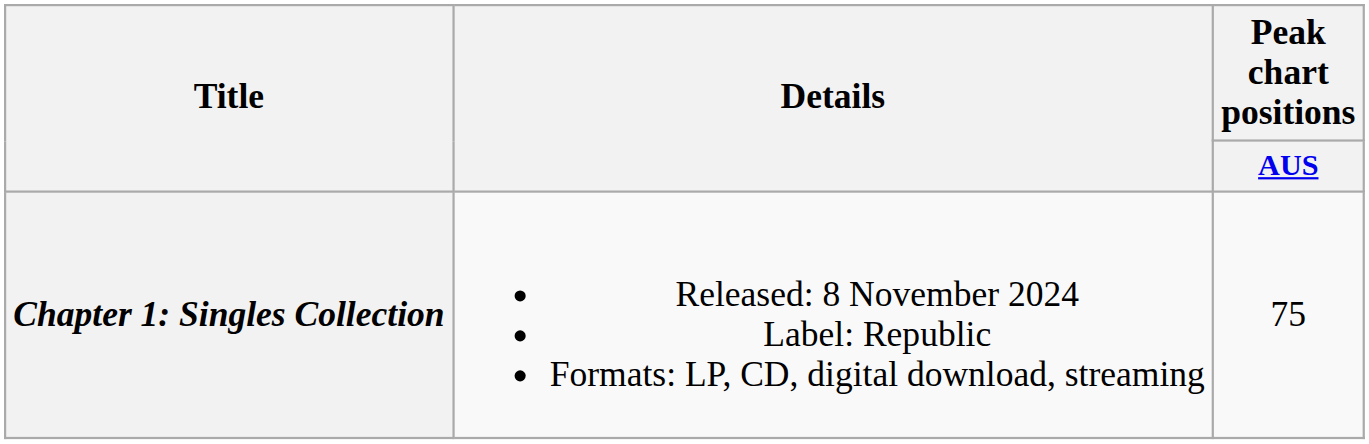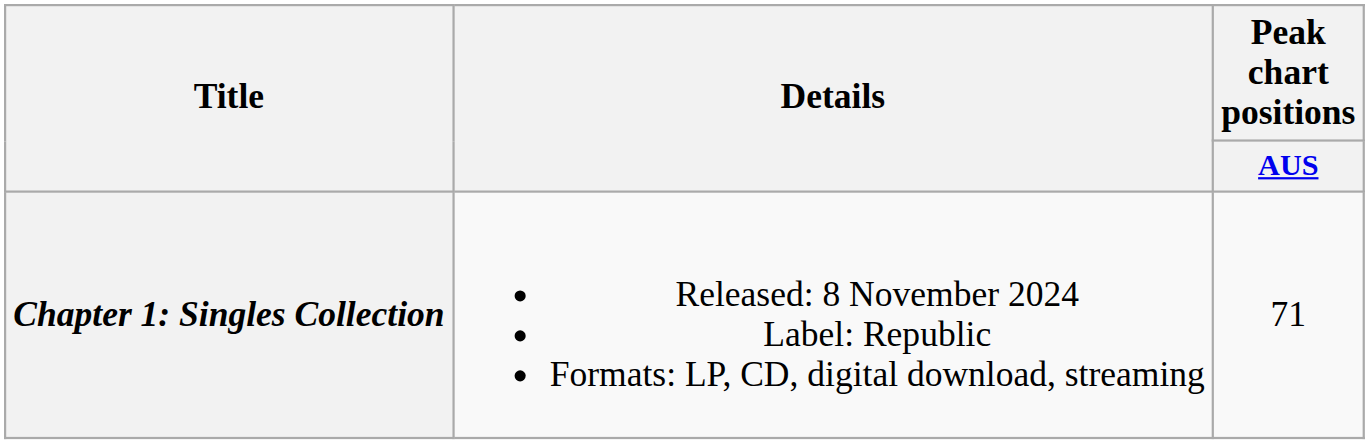(1288, 314) 75 -> (1288, 314) 71
